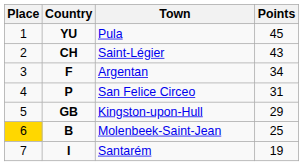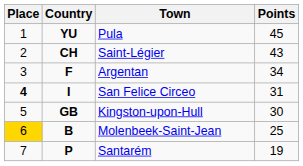(23, 92) normal -> (23, 92) bold
(69, 92) P -> (69, 92) I
(277, 111) 29 -> (277, 111) 30
(69, 151) I -> (69, 151) P
